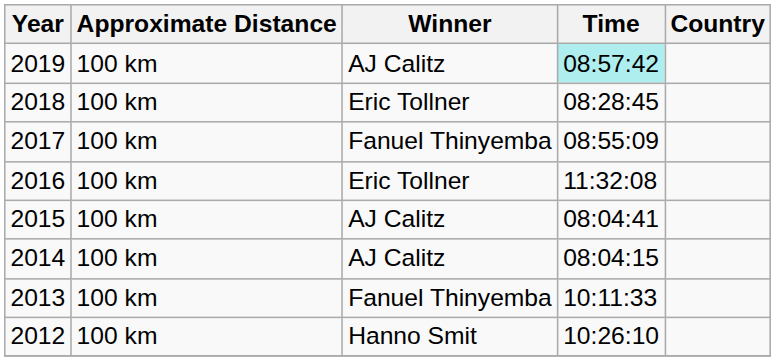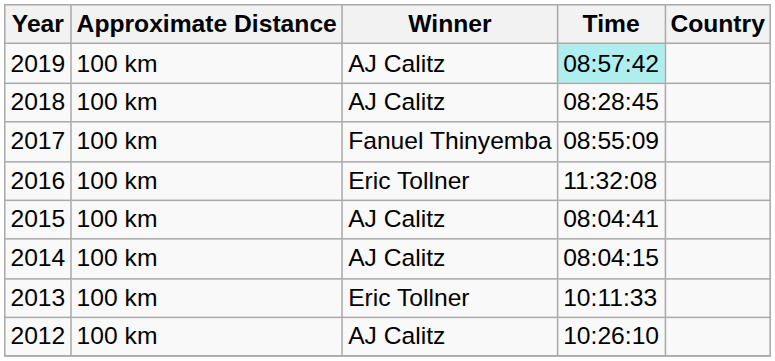(409, 102) Eric Tollner -> (397, 102) AJ Calitz
(450, 297) Fanuel Thinyemba -> (409, 297) Eric Tollner
(413, 336) Hanno Smit -> (397, 336) AJ Calitz
